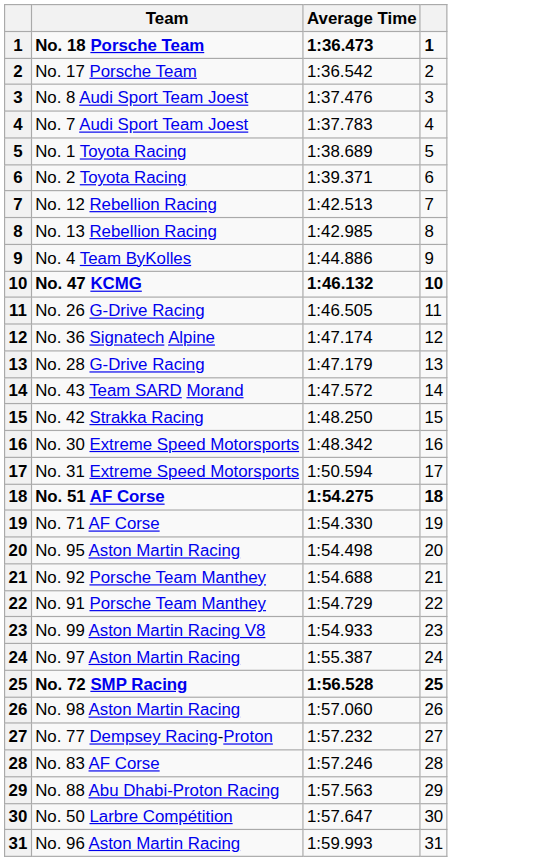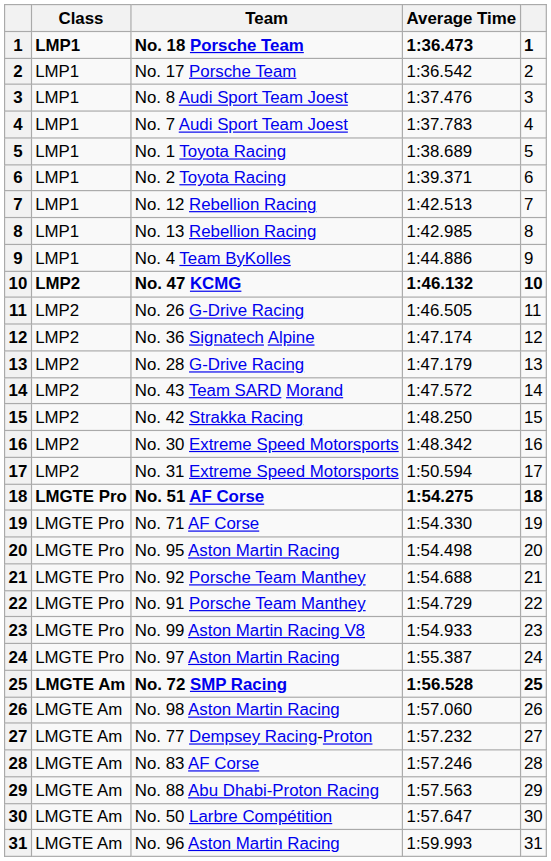+ column: (81, 18)
